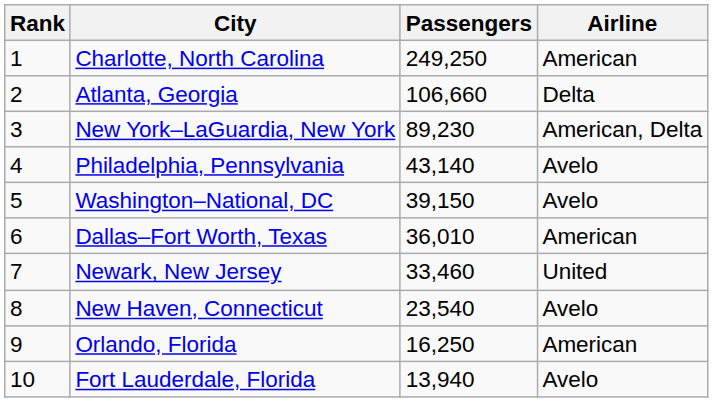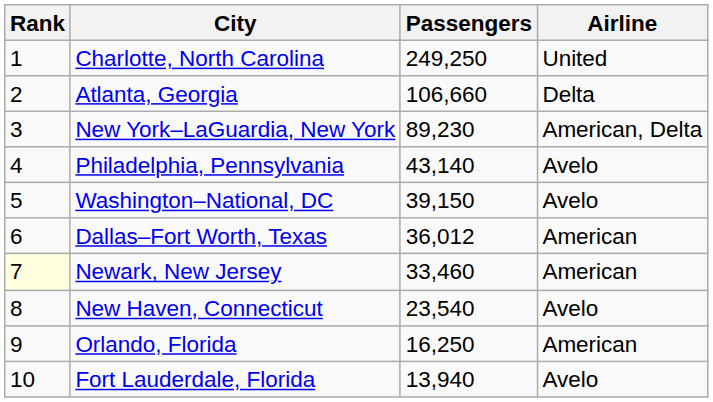(590, 58) American -> (575, 58) United
(440, 236) 36,010 -> (440, 236) 36,012
(16, 272) no background -> (16, 272) lightyellow background
(575, 272) United -> (590, 272) American
